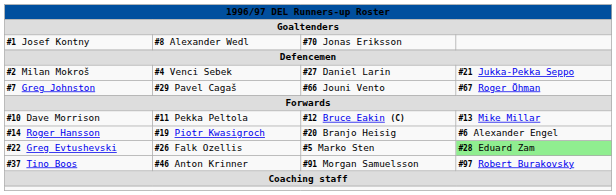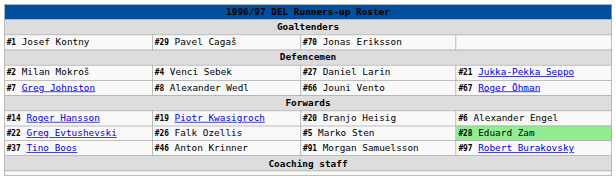(202, 43) #8 Alexander Wedl -> (196, 43) #29 Pavel Cagaš
(196, 88) #29 Pavel Cagaš -> (202, 88) #8 Alexander Wedl
- row: (53, 118)
